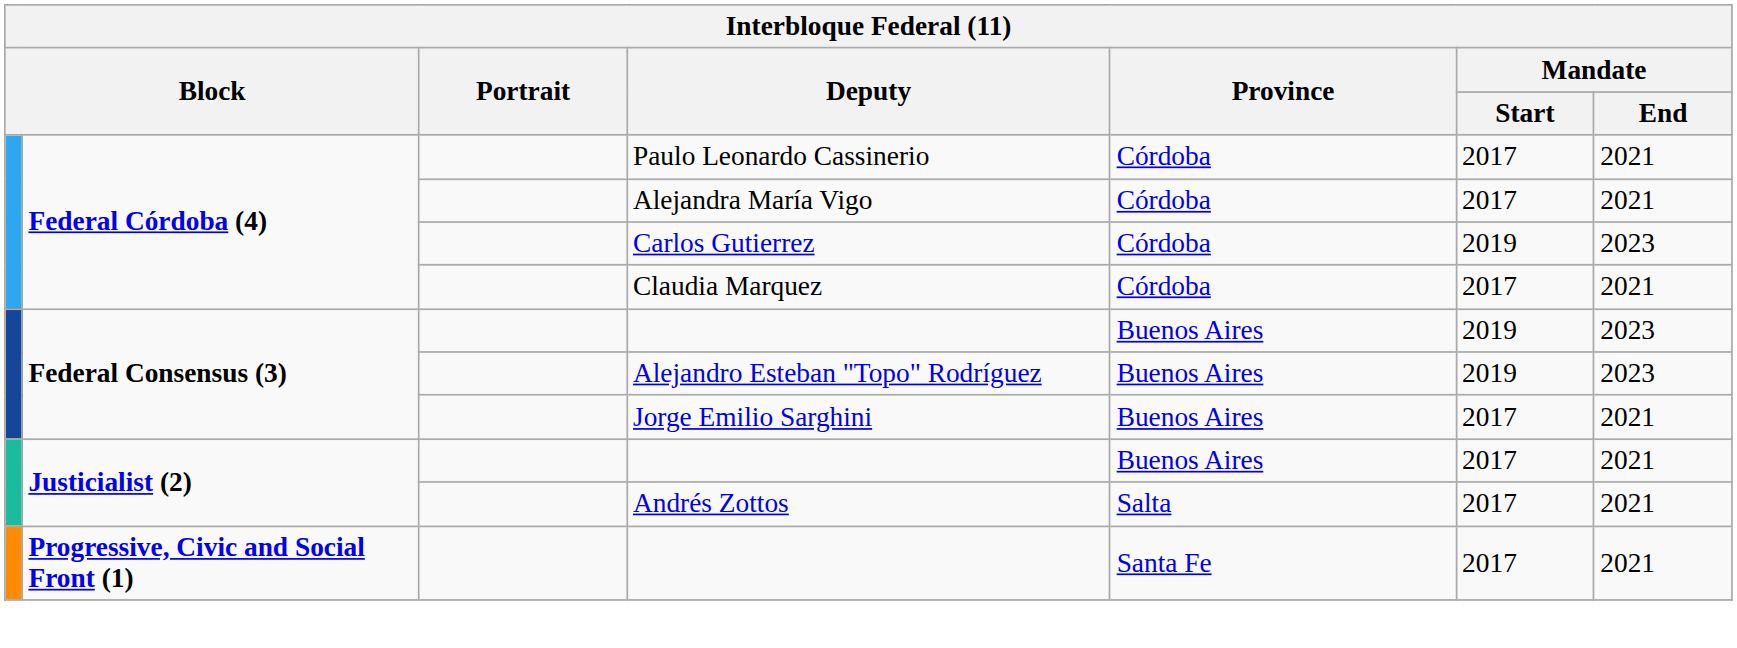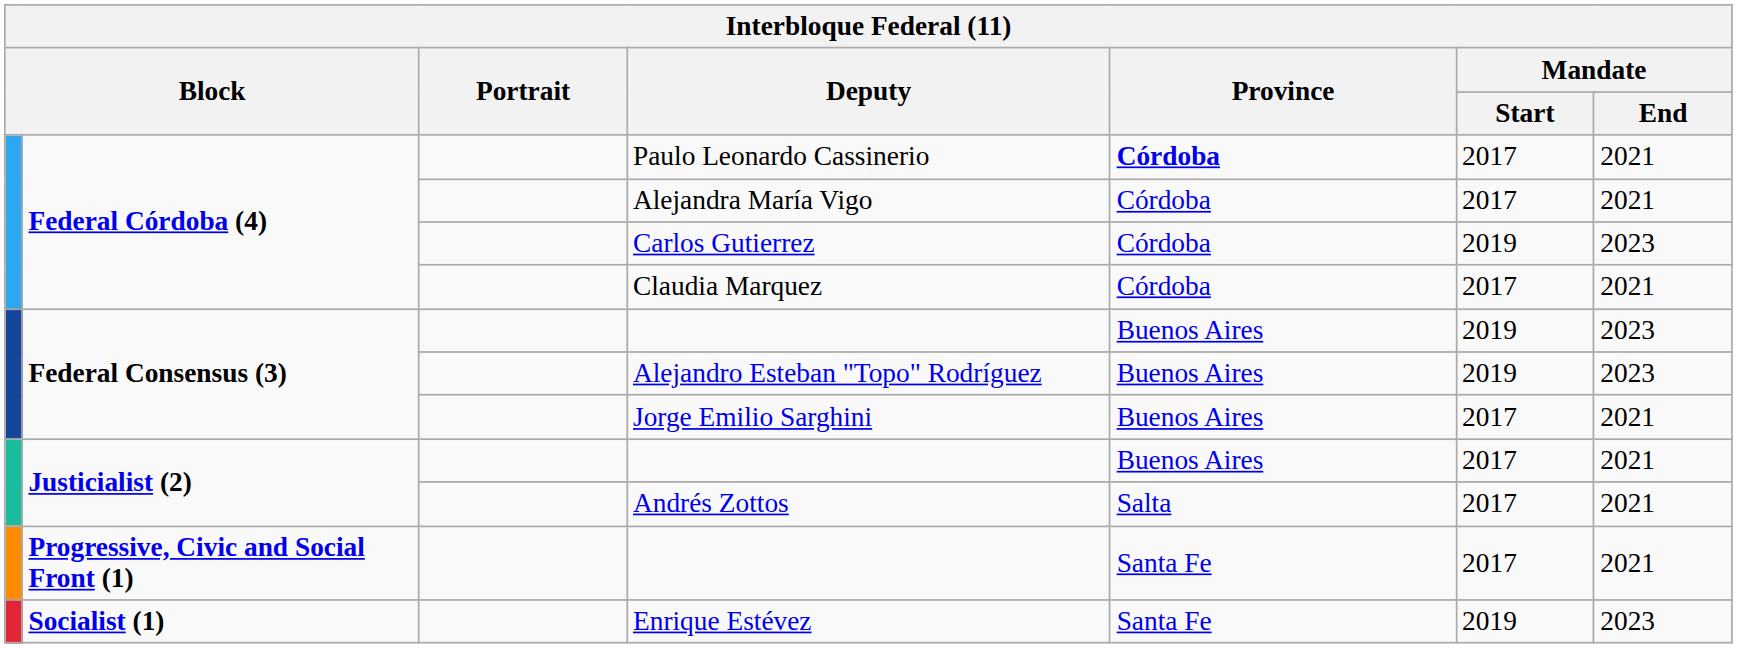(1164, 156) normal -> (1168, 156) bold
+ row: (96, 621)
